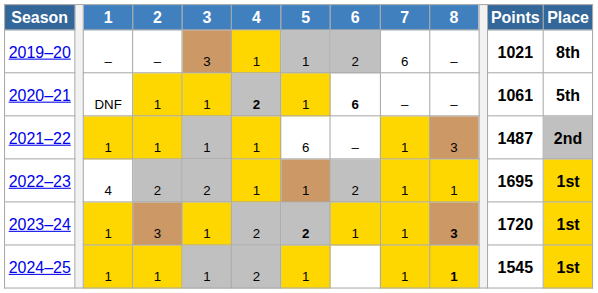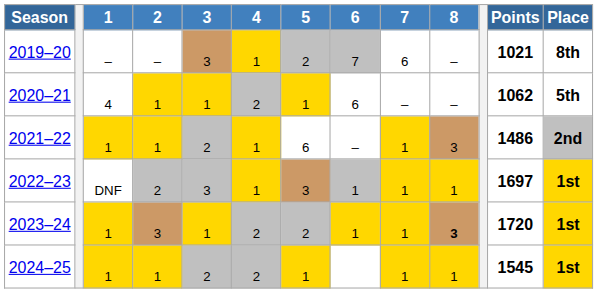(306, 62) 1 -> (306, 62) 2
(355, 62) 2 -> (355, 62) 7
(108, 105) DNF -> (108, 105) 4
(256, 104) bold -> (256, 105) normal
(355, 104) bold -> (355, 105) normal
(515, 95) 1061 -> (515, 95) 1062
(207, 148) 1 -> (207, 148) 2
(515, 138) 1487 -> (515, 138) 1486
(108, 191) 4 -> (108, 191) DNF
(207, 191) 2 -> (207, 191) 3
(306, 191) 1 -> (306, 191) 3
(355, 191) 2 -> (355, 191) 1
(515, 181) 1695 -> (515, 181) 1697
(306, 233) bold -> (306, 234) normal
(207, 278) 1 -> (207, 278) 2
(454, 276) bold -> (454, 278) normal
